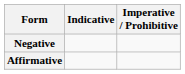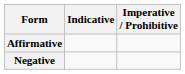rows swapped: (34, 60) <-> (34, 43)
